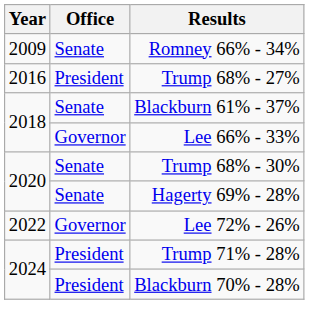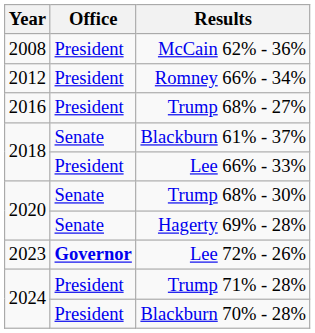+ row: (232, 48)
(27, 48) 2009 -> (27, 78) 2012
(79, 48) Senate -> (89, 78) President
(90, 136) Governor -> (89, 166) President
(27, 225) 2022 -> (27, 254) 2023
(90, 225) normal -> (93, 254) bold
